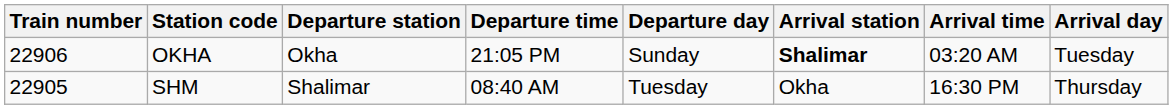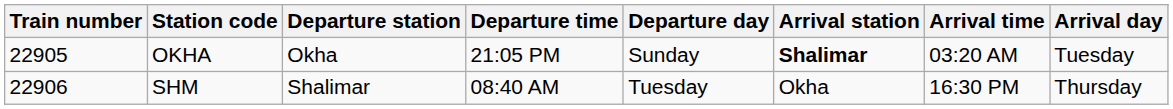(39, 54) 22906 -> (39, 54) 22905
(39, 87) 22905 -> (39, 87) 22906
